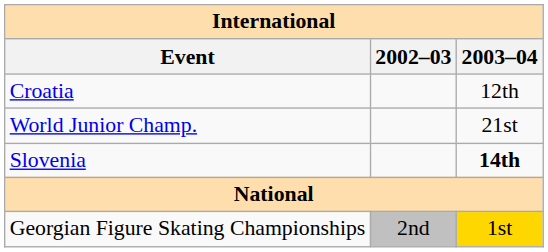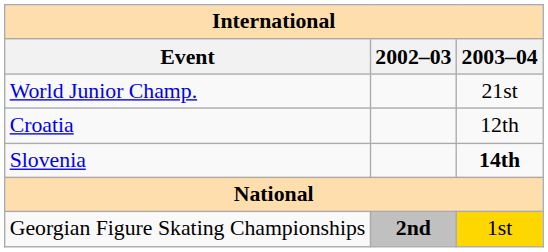rows swapped: (103, 125) <-> (42, 90)
(413, 228) normal -> (413, 228) bold
